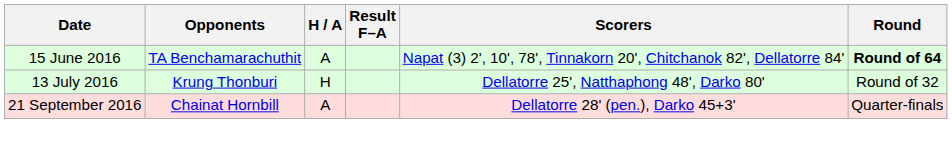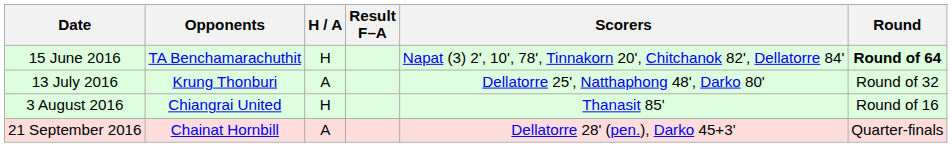(325, 57) A -> (325, 57) H
(325, 81) H -> (325, 81) A
+ row: (75, 105)
